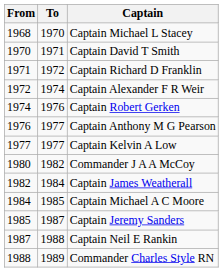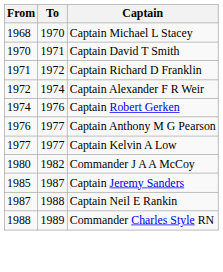- row: (131, 182)
- row: (137, 201)
